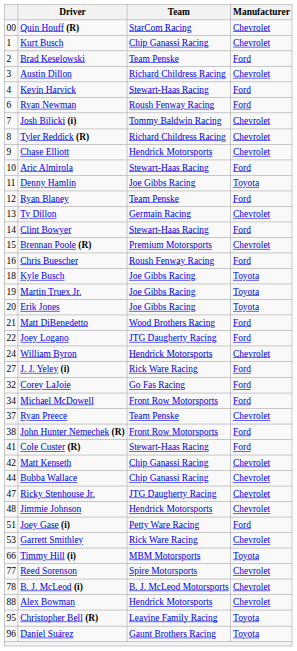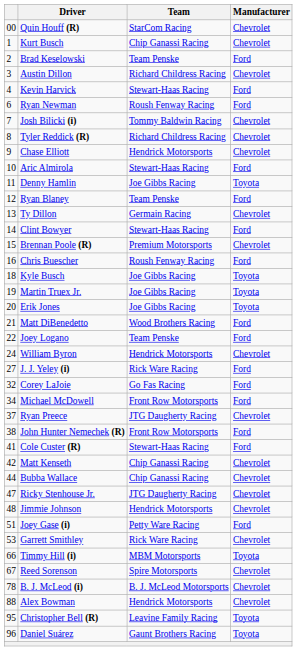(173, 338) JTG Daugherty Racing -> (154, 338) Team Penske
(154, 416) Team Penske -> (173, 416) JTG Daugherty Racing
(11, 571) 77 -> (11, 571) 67
